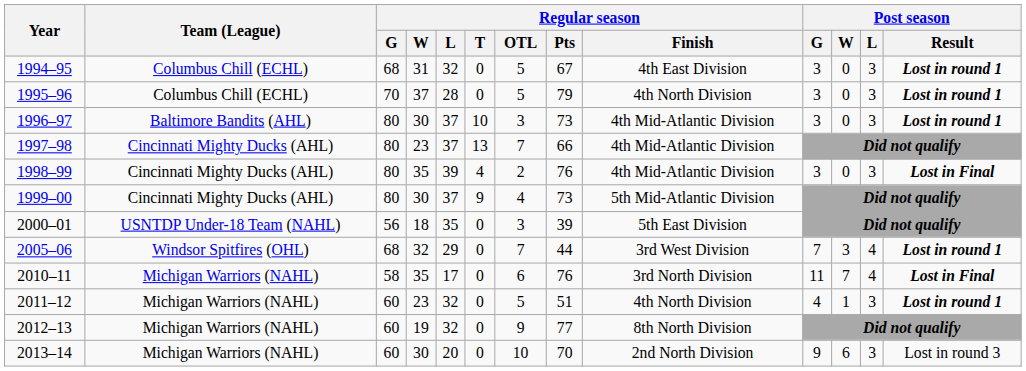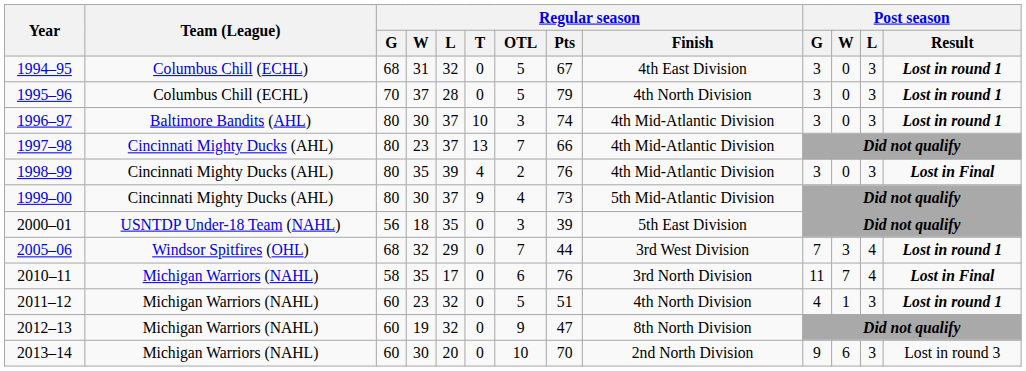(565, 120) 73 -> (565, 120) 74
(565, 327) 77 -> (565, 327) 47
